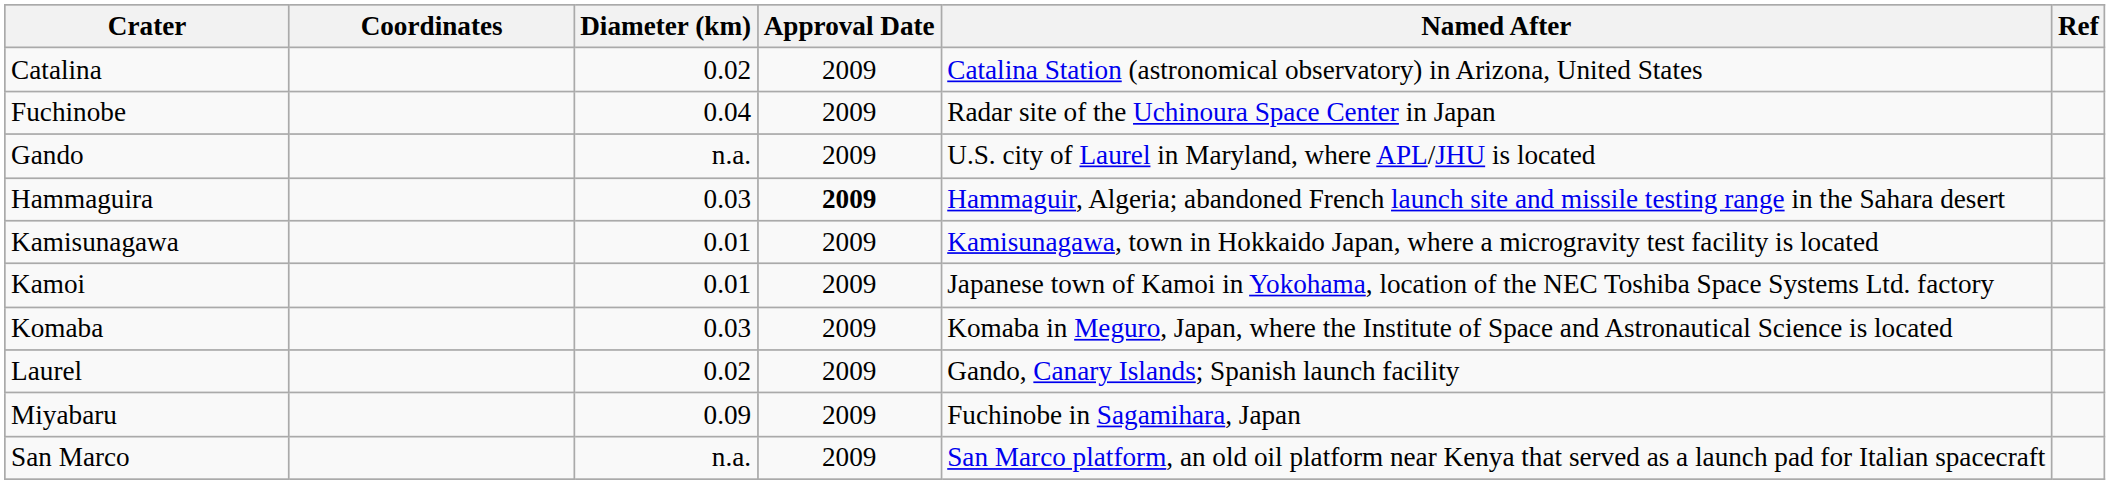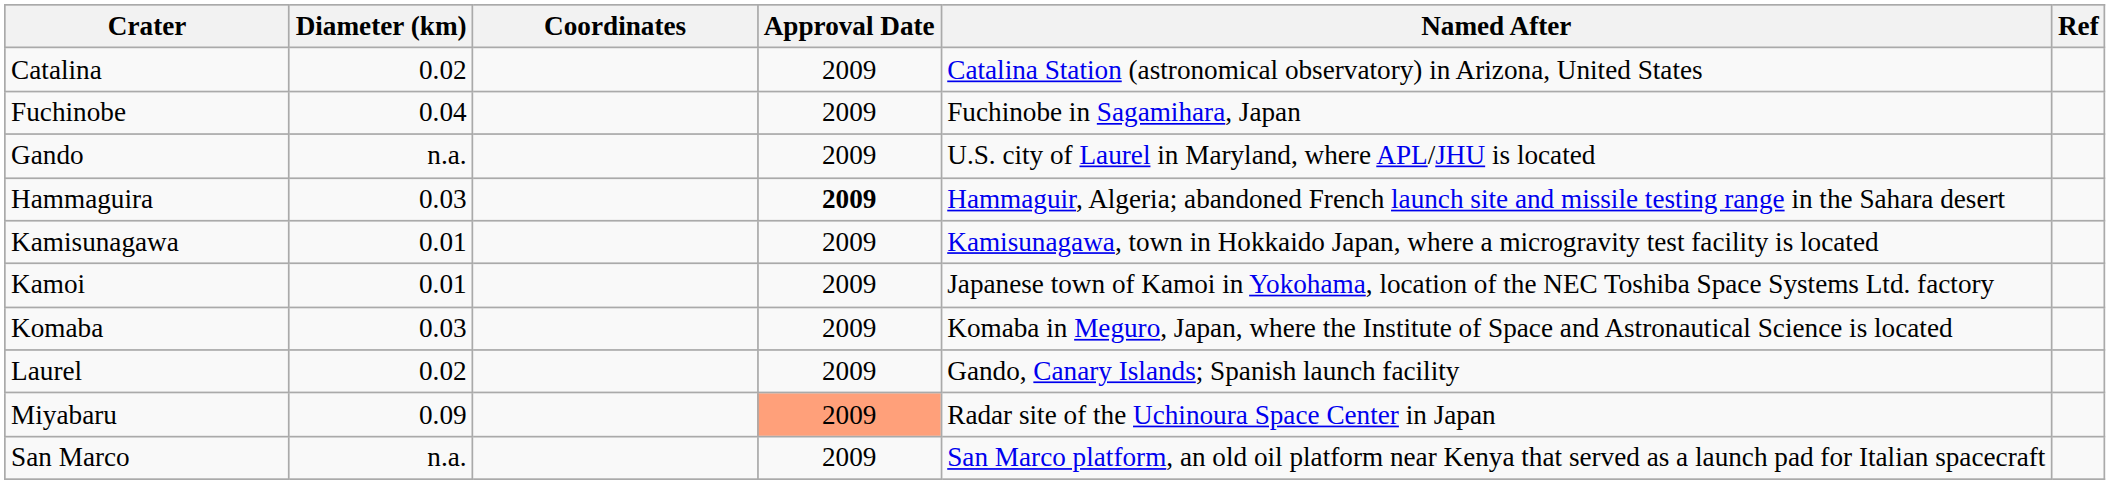columns swapped: (432, 26) <-> (666, 26)
(1221, 112) Radar site of the Uchinoura Space Center in Japan -> (1124, 112) Fuchinobe in Sagamihara, Japan
(849, 414) no background -> (849, 414) lightsalmon background
(1124, 414) Fuchinobe in Sagamihara, Japan -> (1221, 414) Radar site of the Uchinoura Space Center in Japan
